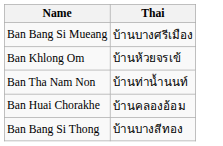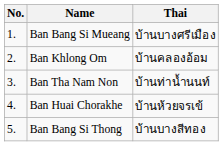+ column: (16, 13)
(147, 58) บ้านห้วยจรเข้ -> (172, 58) บ้านคลองอ้อม
(149, 106) บ้านคลองอ้อม -> (169, 106) บ้านห้วยจรเข้
